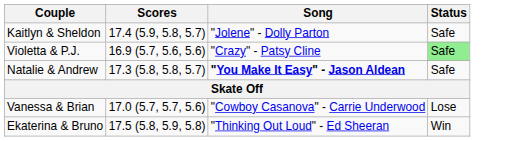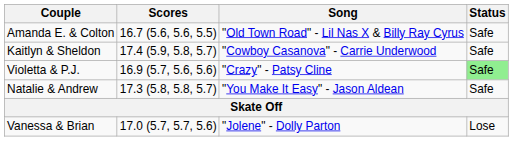+ row: (61, 32)
(270, 32) "Jolene" - Dolly Parton -> (329, 51) "Cowboy Casanova" - Carrie Underwood
(308, 70) bold -> (313, 88) normal
(318, 107) "Cowboy Casanova" - Carrie Underwood -> (281, 126) "Jolene" - Dolly Parton
- row: (55, 126)
